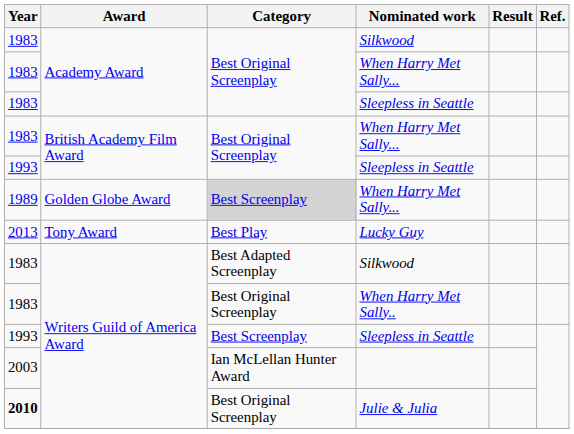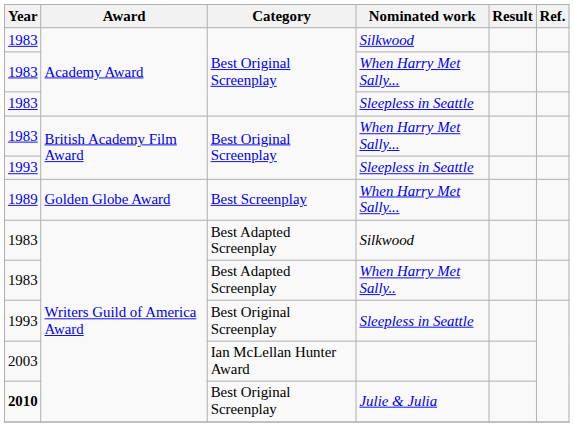(259, 199) lightgrey background -> (259, 199) no background
- row: (81, 231)
(251, 304) Best Original Screenplay -> (251, 280) Best Adapted Screenplay
(259, 335) Best Screenplay -> (251, 320) Best Original Screenplay
